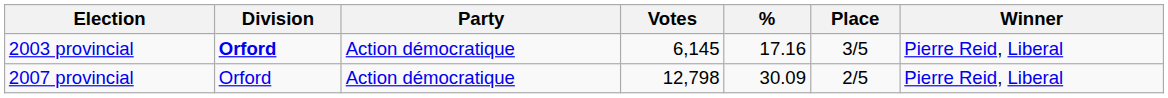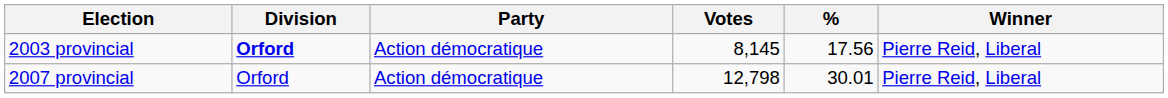- column: (855, 19)
(696, 48) 6,145 -> (757, 48) 8,145
(783, 48) 17.16 -> (850, 48) 17.56
(783, 78) 30.09 -> (850, 78) 30.01
